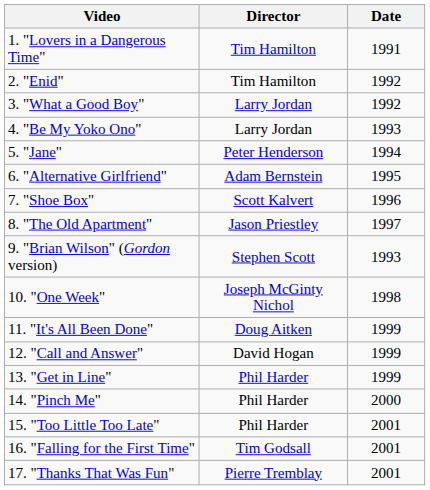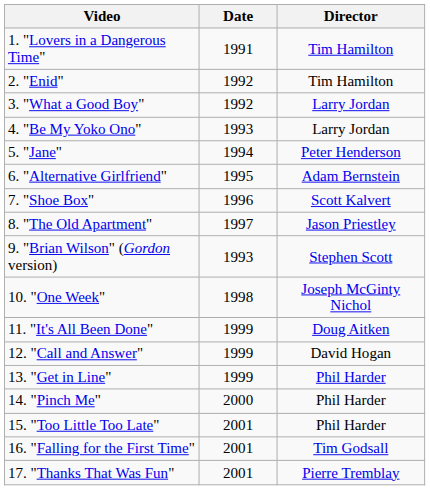columns swapped: (273, 16) <-> (386, 16)
